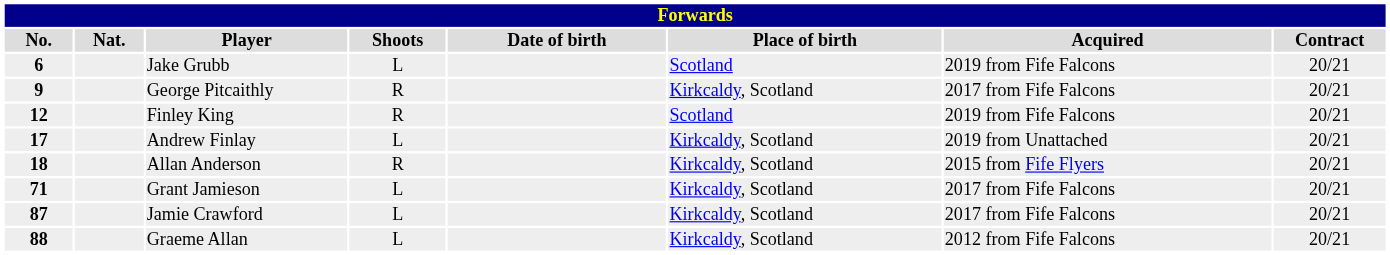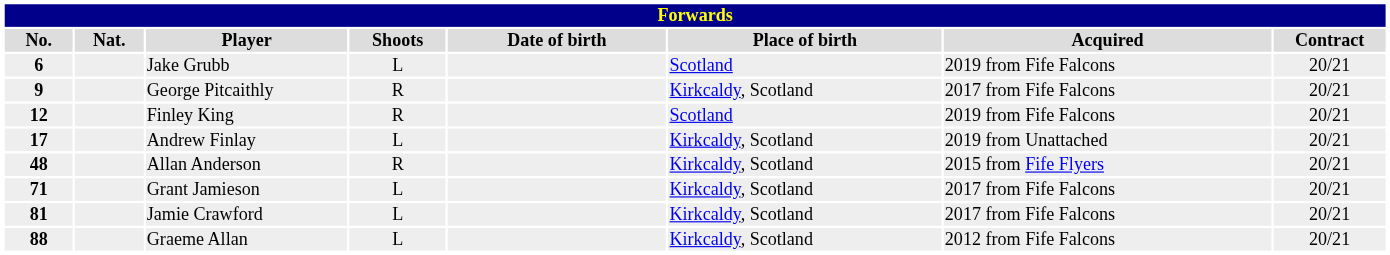(39, 164) 18 -> (39, 164) 48
(39, 214) 87 -> (39, 214) 81
